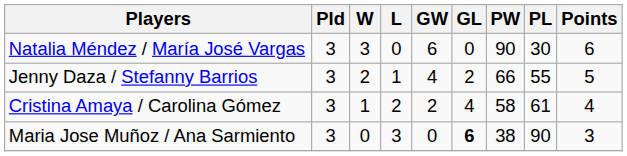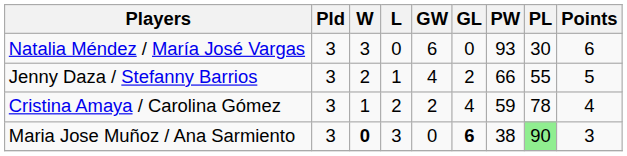(505, 48) 90 -> (505, 48) 93
(505, 106) 58 -> (505, 106) 59
(540, 106) 61 -> (540, 106) 78
(365, 135) normal -> (365, 135) bold
(540, 135) no background -> (540, 135) lightgreen background
